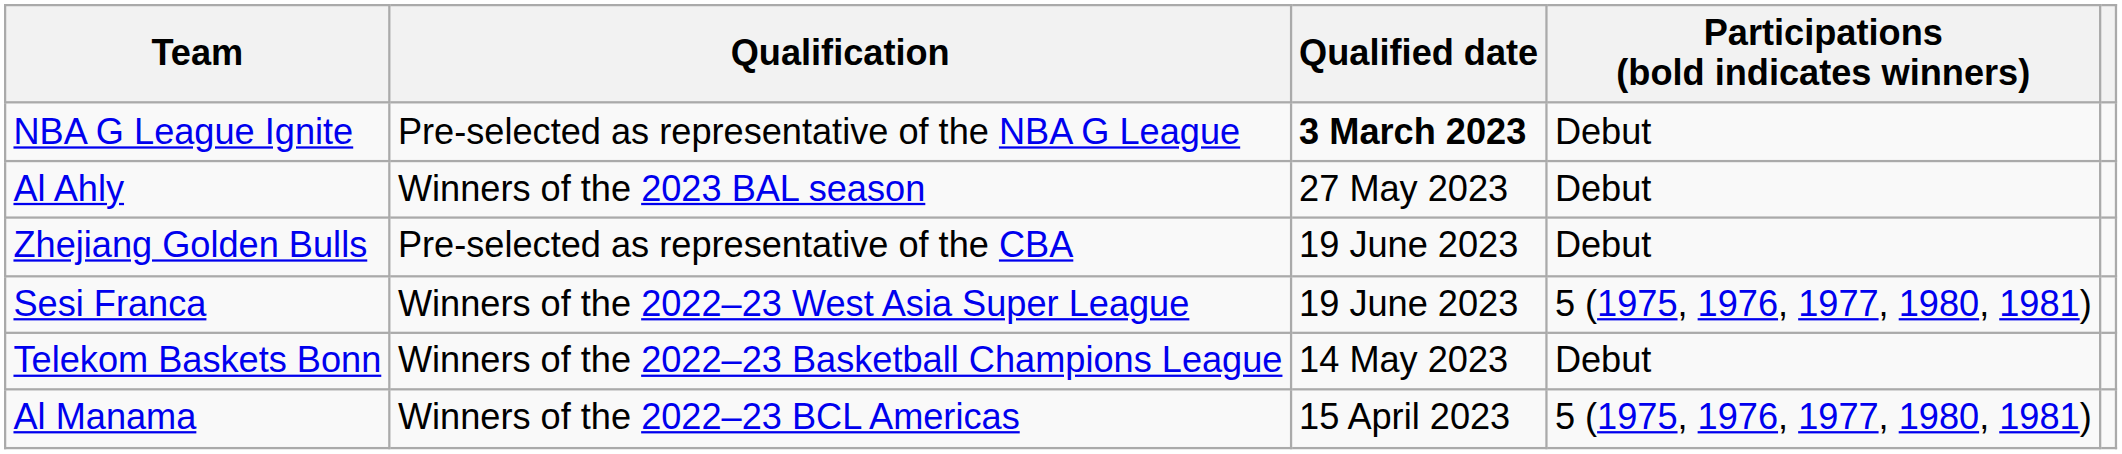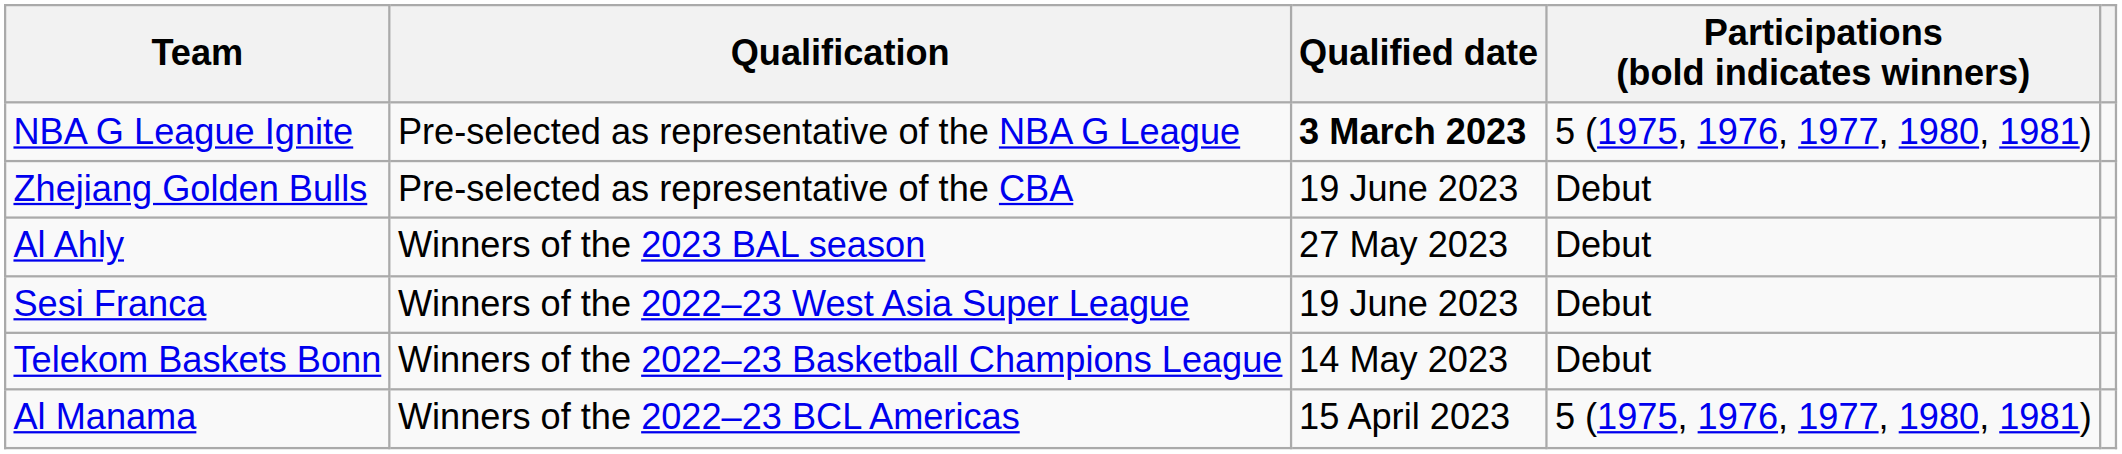(1603, 131) Debut -> (1823, 131) 5 (1975, 1976, 1977, 1980, 1981)
rows swapped: (190, 245) <-> (69, 188)
(1823, 303) 5 (1975, 1976, 1977, 1980, 1981) -> (1603, 303) Debut
